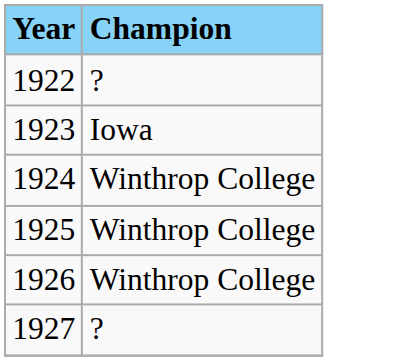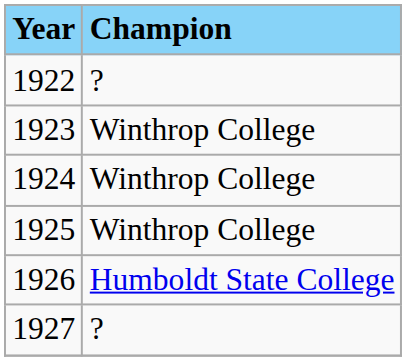(121, 129) Iowa -> (203, 129) Winthrop College
(203, 279) Winthrop College -> (242, 279) Humboldt State College
